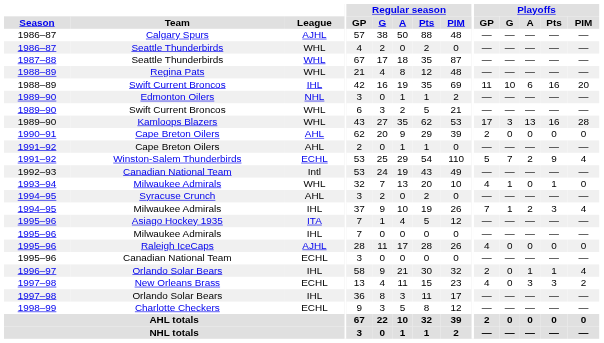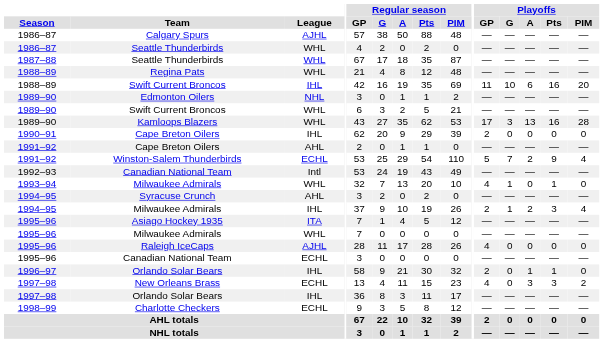(314, 134) AHL -> (314, 134) IHL
(487, 208) 7 -> (487, 208) 2
(314, 233) IHL -> (314, 233) WHL
(584, 270) 4 -> (584, 270) 0
